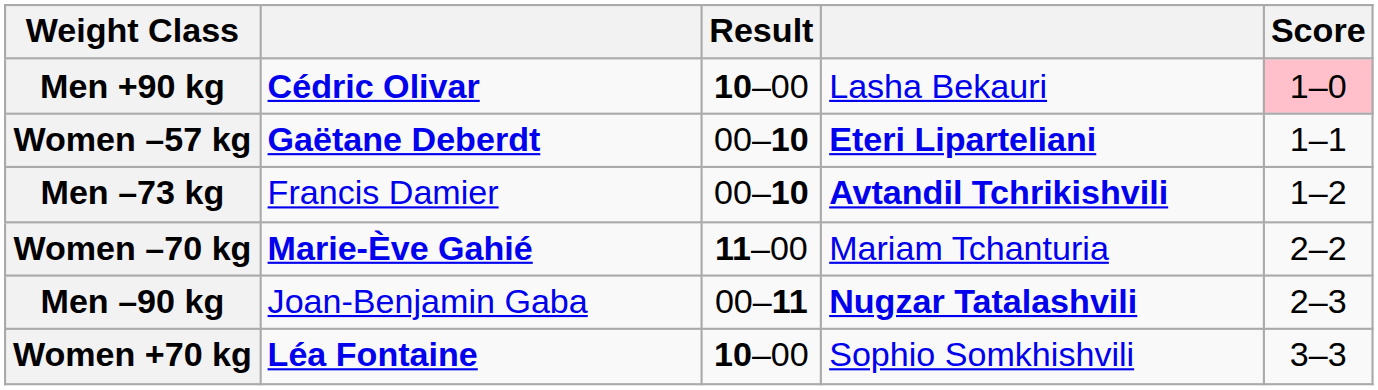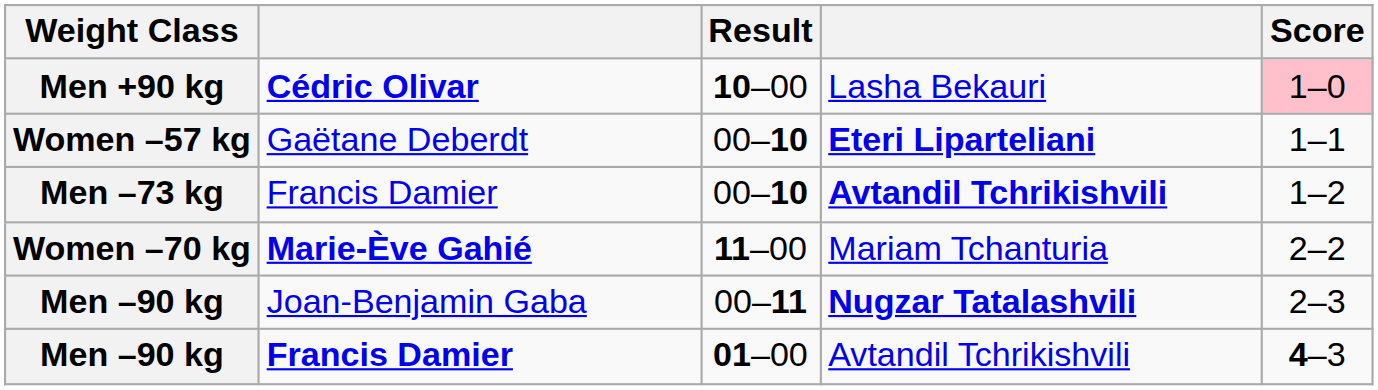(404, 139) bold -> (397, 139) normal
- row: (132, 355)
+ row: (132, 355)
